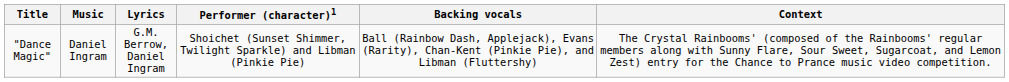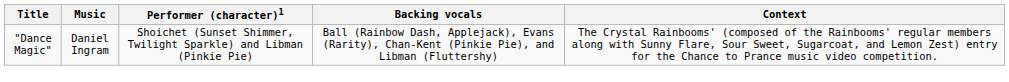- column: (146, 14)
